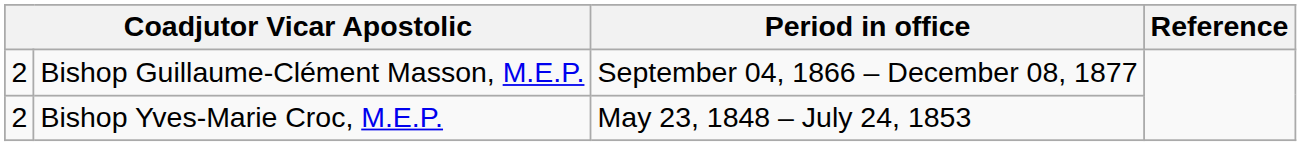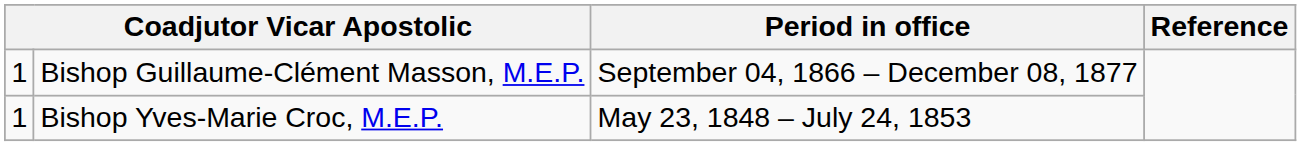(19, 72) 2 -> (19, 72) 1
(19, 117) 2 -> (19, 117) 1
